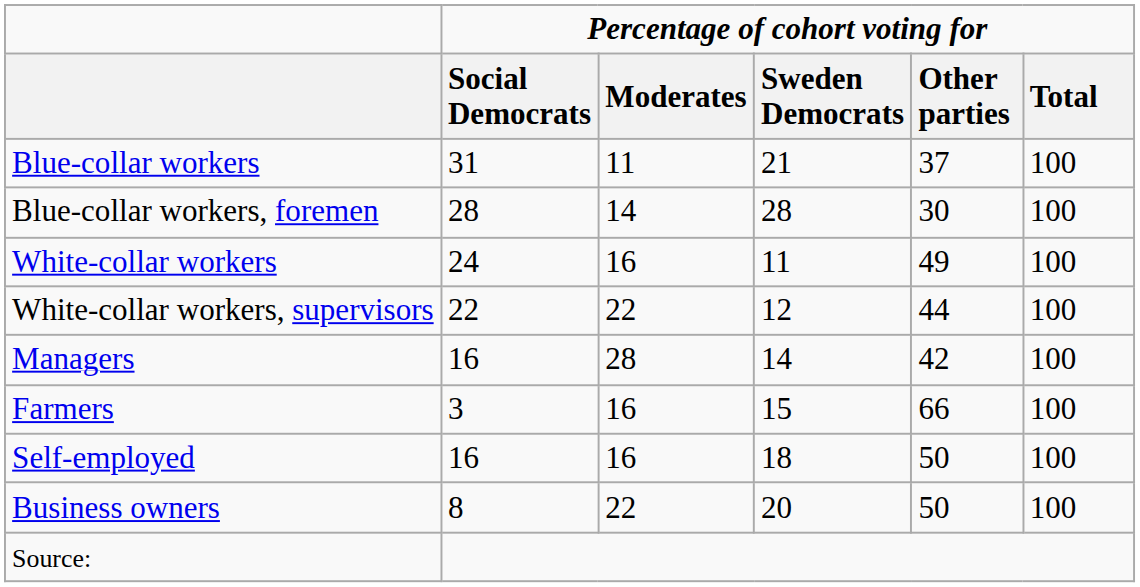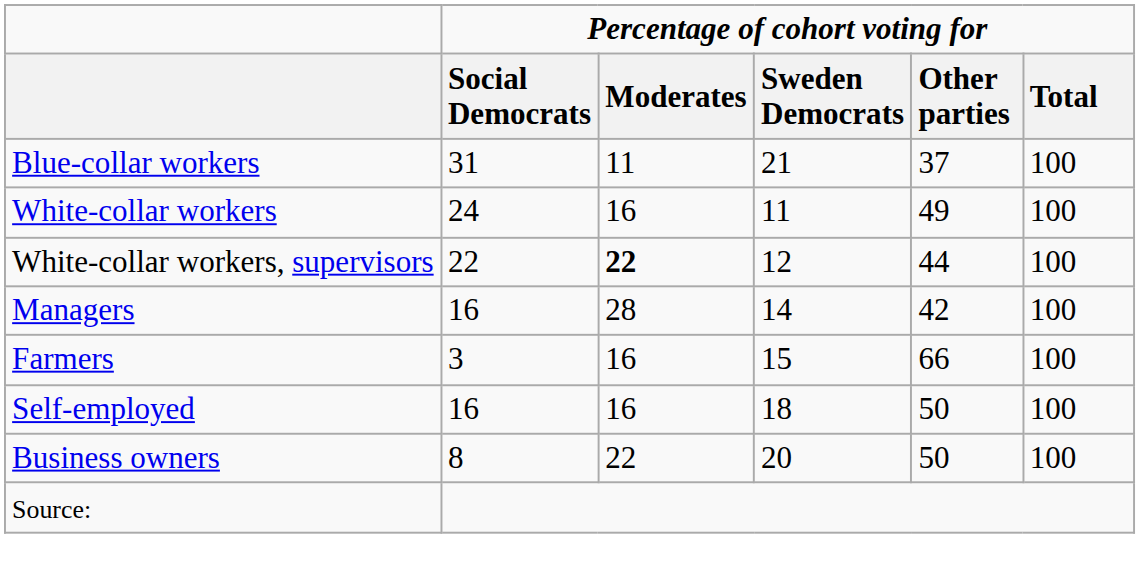- row: (195, 211)
(621, 310) normal -> (621, 260) bold
